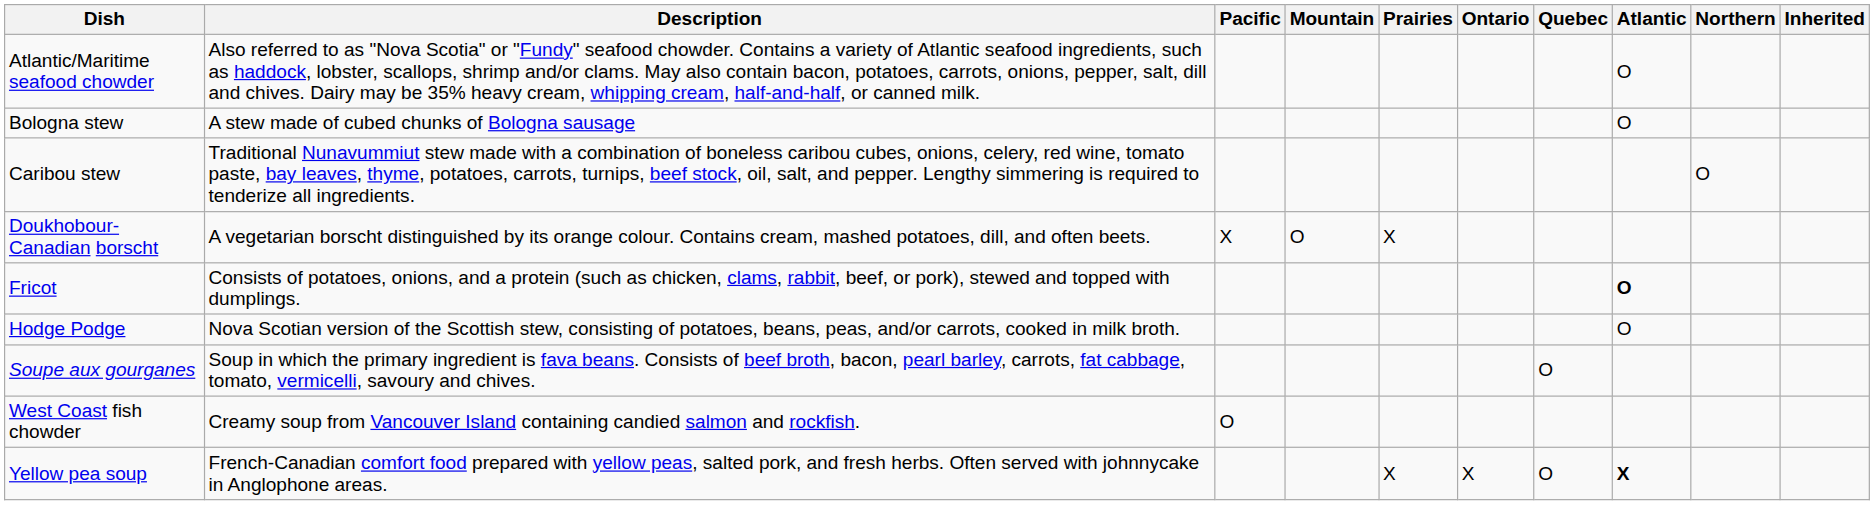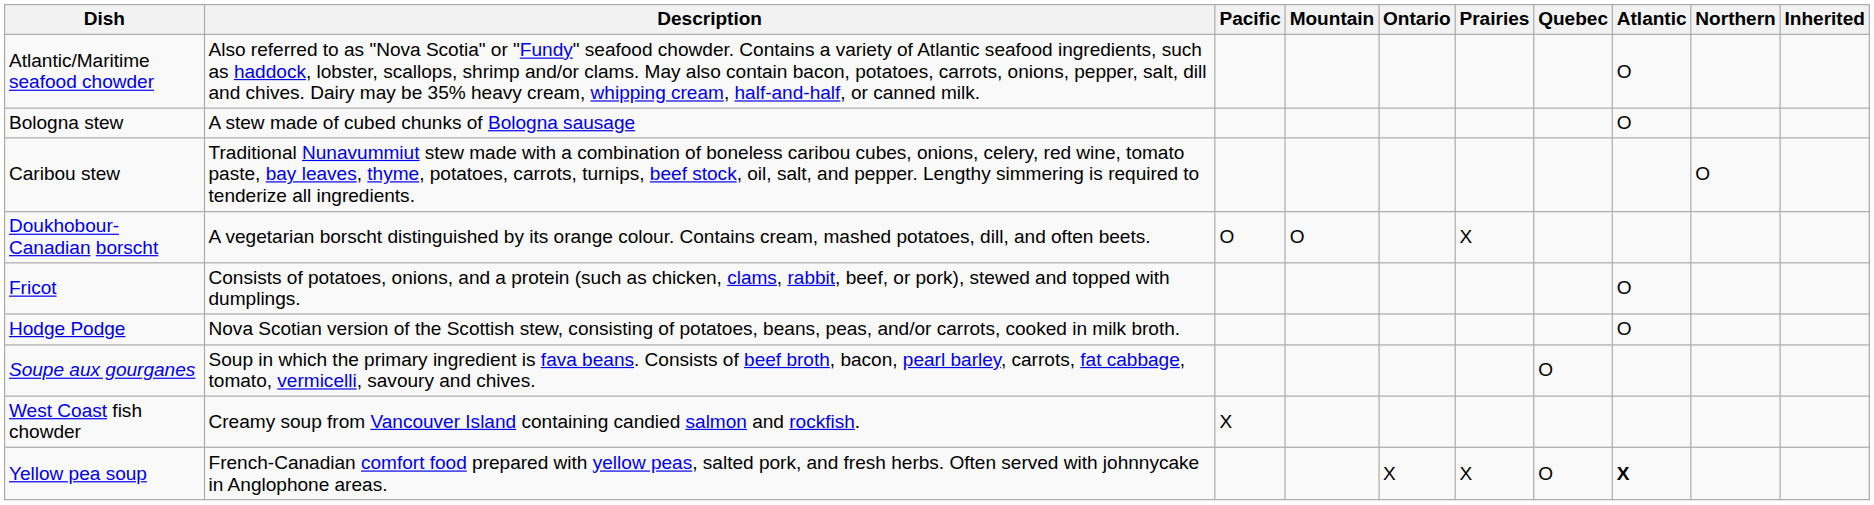columns swapped: (1418, 19) <-> (1496, 19)
(1226, 236) X -> (1227, 236) O
(1624, 288) bold -> (1624, 288) normal
(1227, 421) O -> (1226, 421) X
